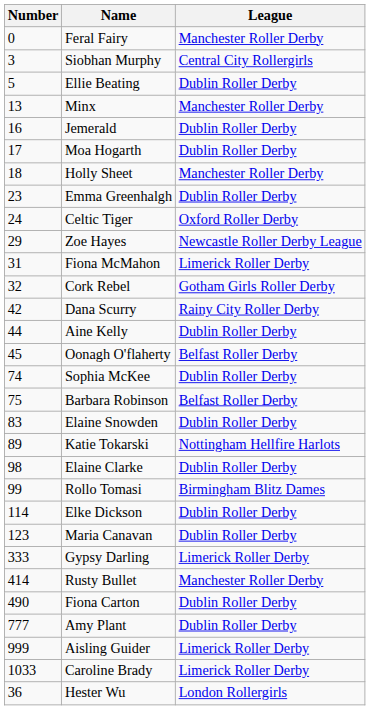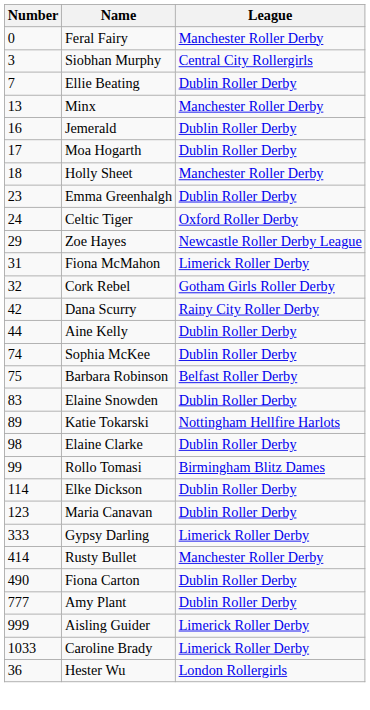(11, 83) 5 -> (11, 83) 7
- row: (118, 354)
